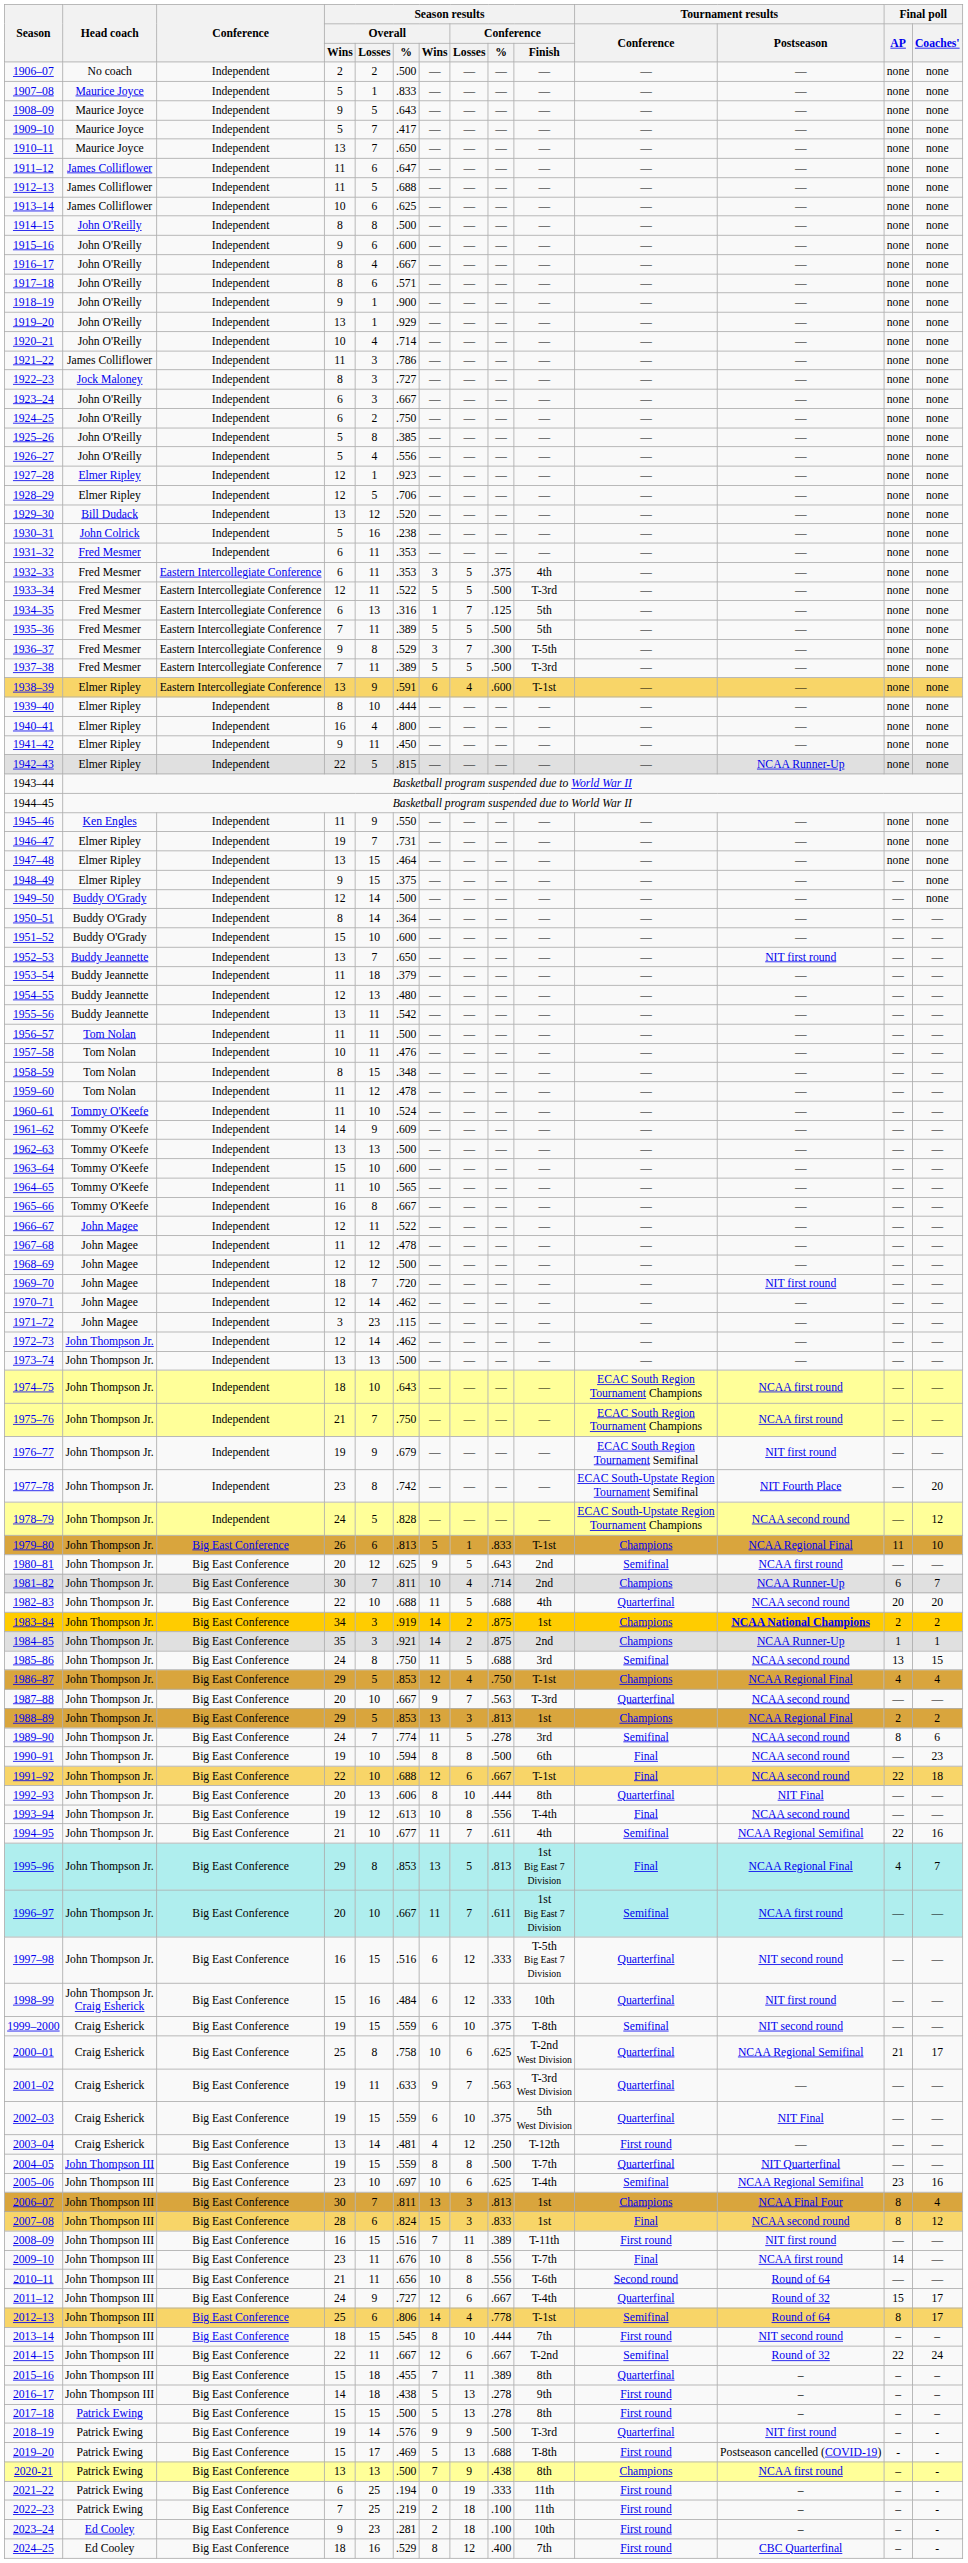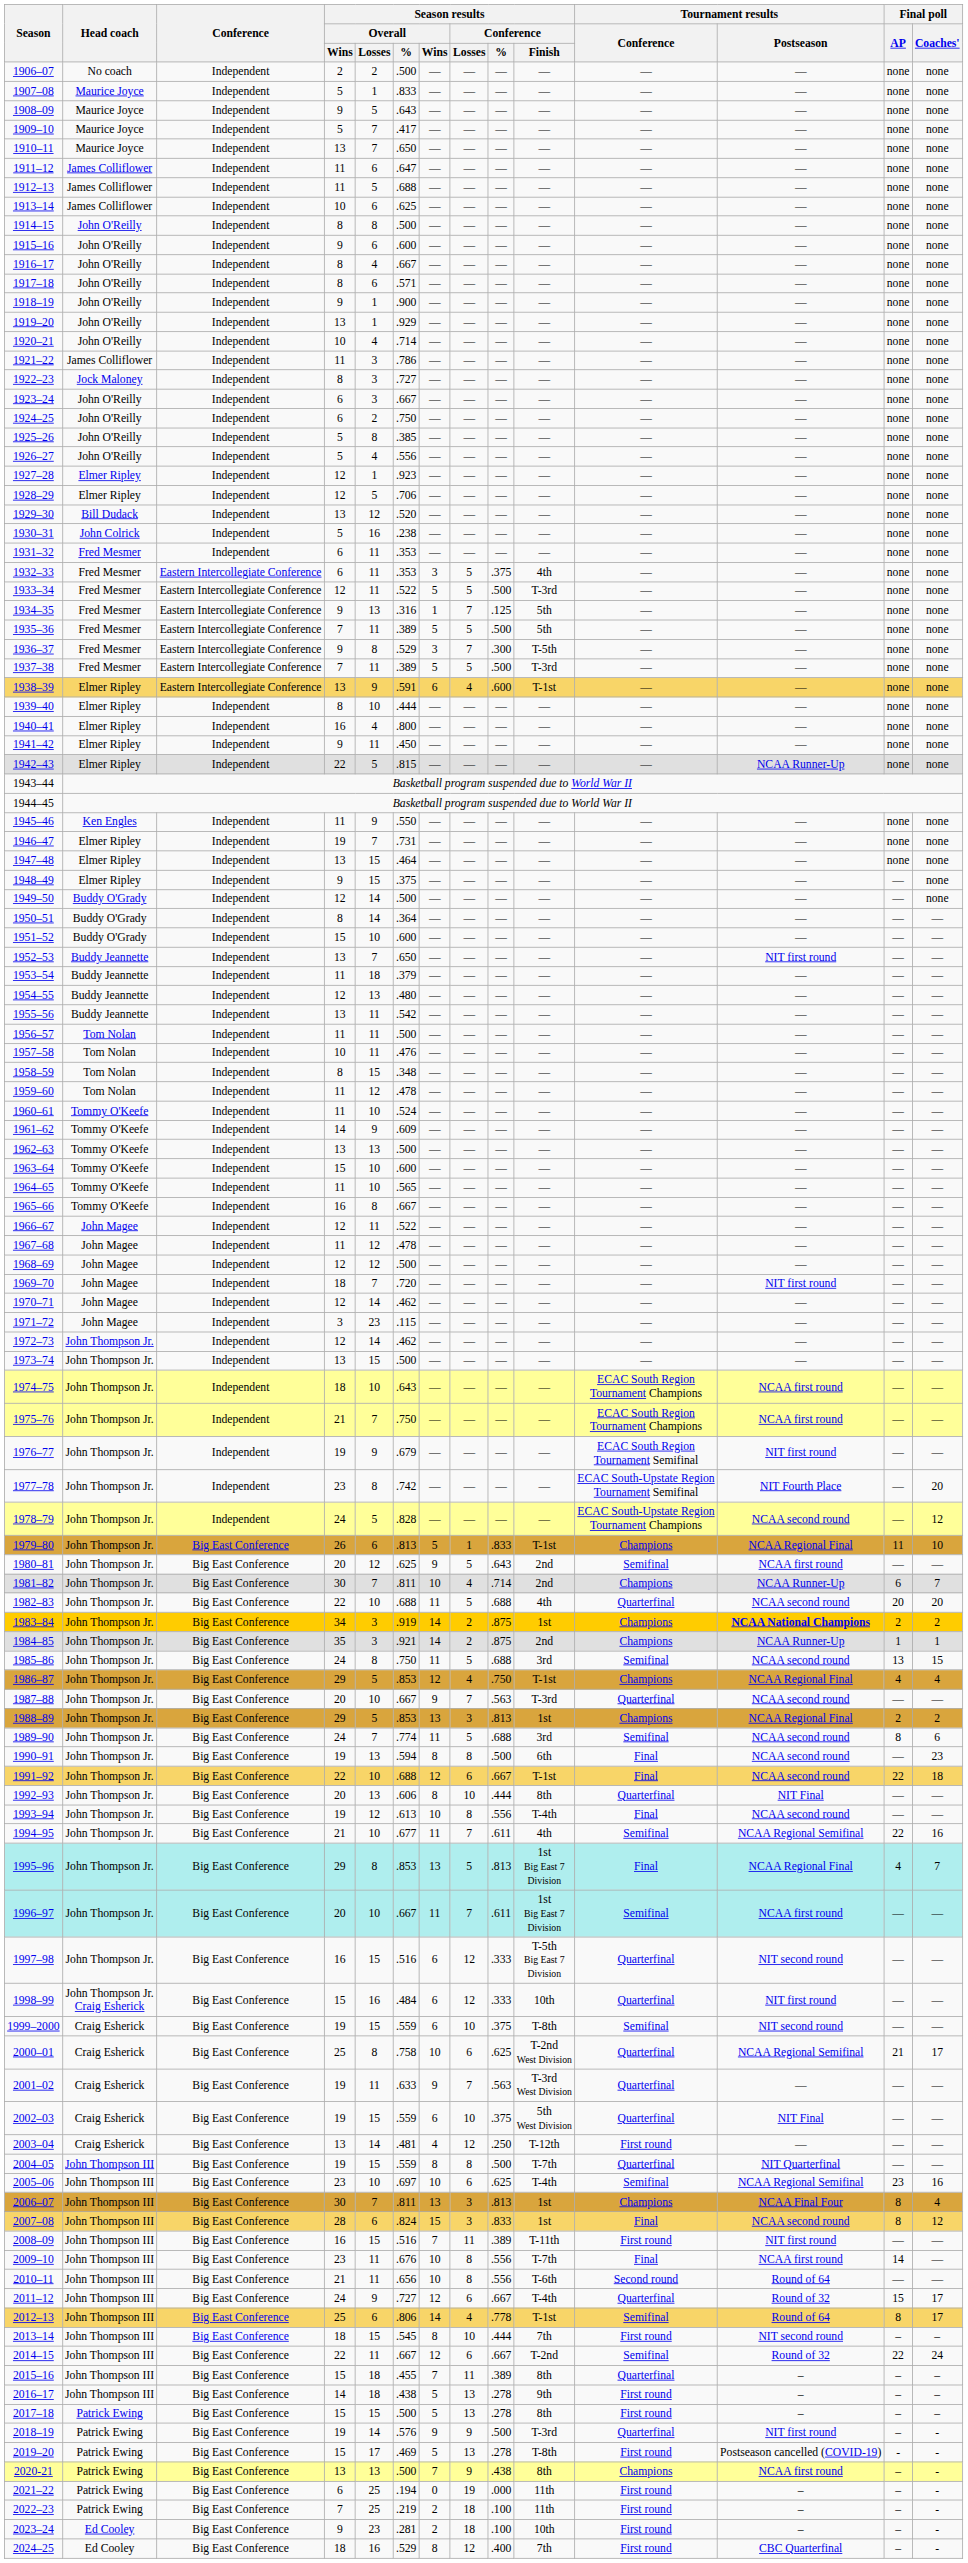(340, 610) 6 -> (340, 610) 9
(374, 1361) 13 -> (374, 1361) 15
(501, 1737) .278 -> (501, 1737) .688
(374, 1757) 10 -> (374, 1757) 13
(501, 2452) .688 -> (501, 2452) .278
(501, 2491) .333 -> (501, 2491) .000
